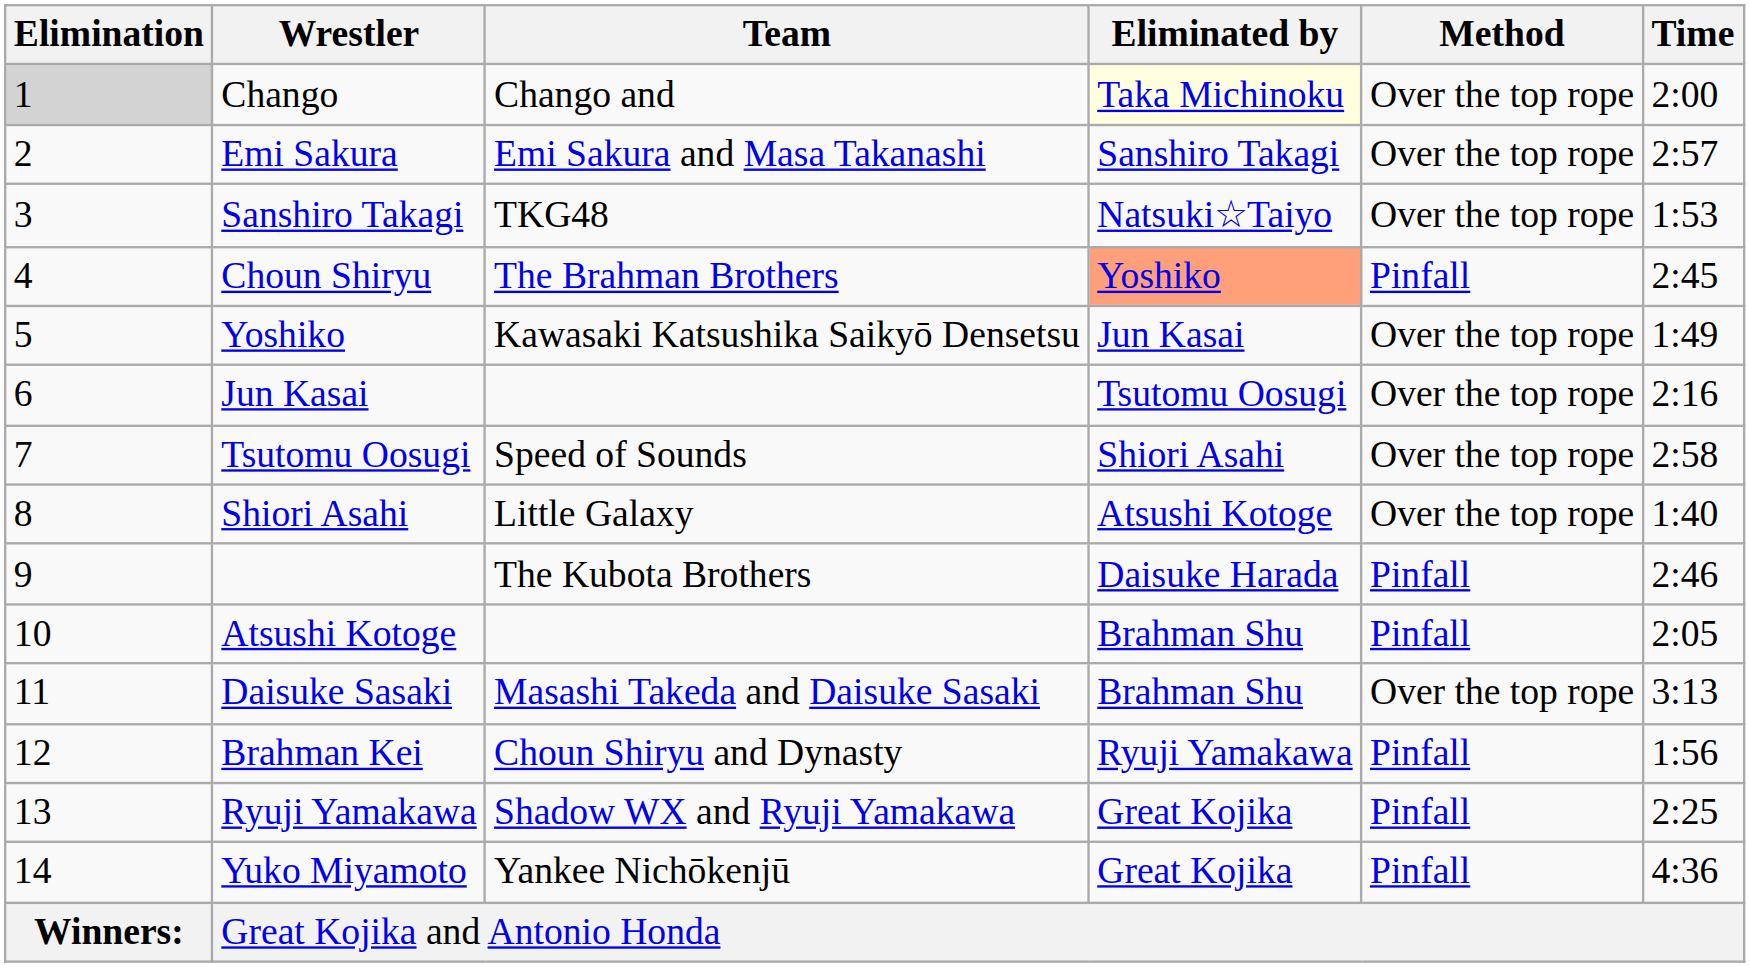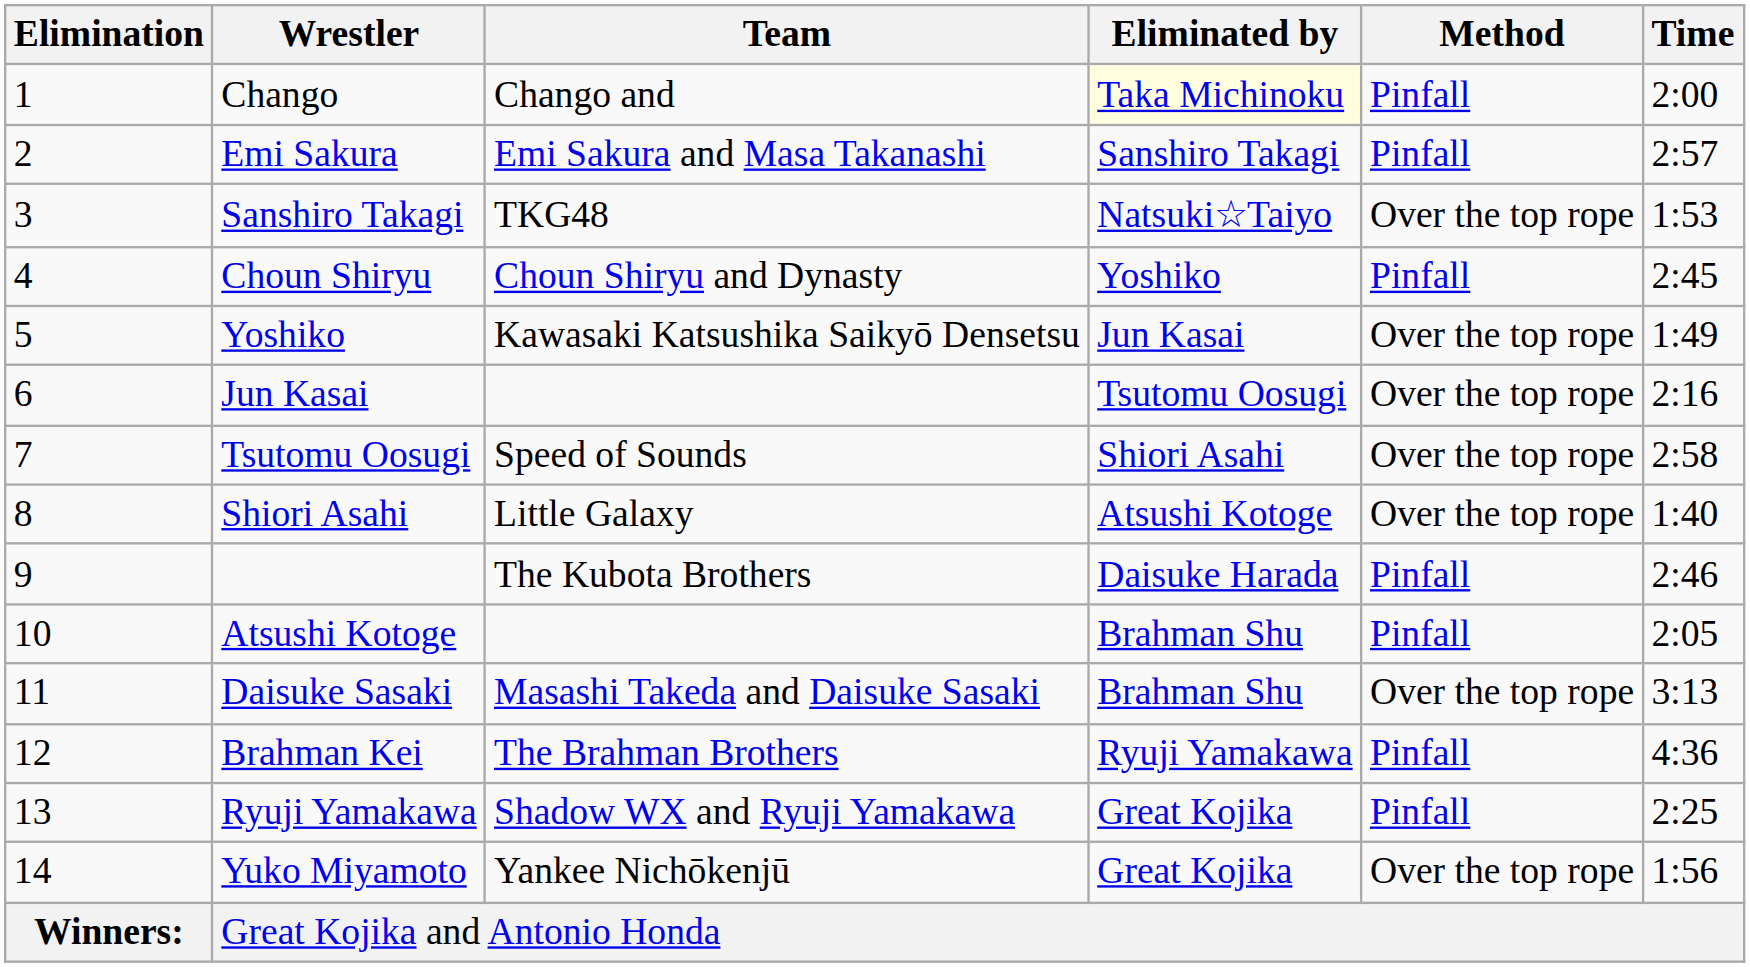(23, 93) lightgrey background -> (23, 93) no background
(1502, 93) Over the top rope -> (1420, 93) Pinfall
(1502, 153) Over the top rope -> (1420, 153) Pinfall
(666, 275) The Brahman Brothers -> (698, 275) Choun Shiryu and Dynasty
(1159, 275) lightsalmon background -> (1159, 275) no background
(698, 752) Choun Shiryu and Dynasty -> (666, 752) The Brahman Brothers
(1685, 752) 1:56 -> (1685, 752) 4:36
(1420, 871) Pinfall -> (1502, 871) Over the top rope
(1685, 871) 4:36 -> (1685, 871) 1:56
